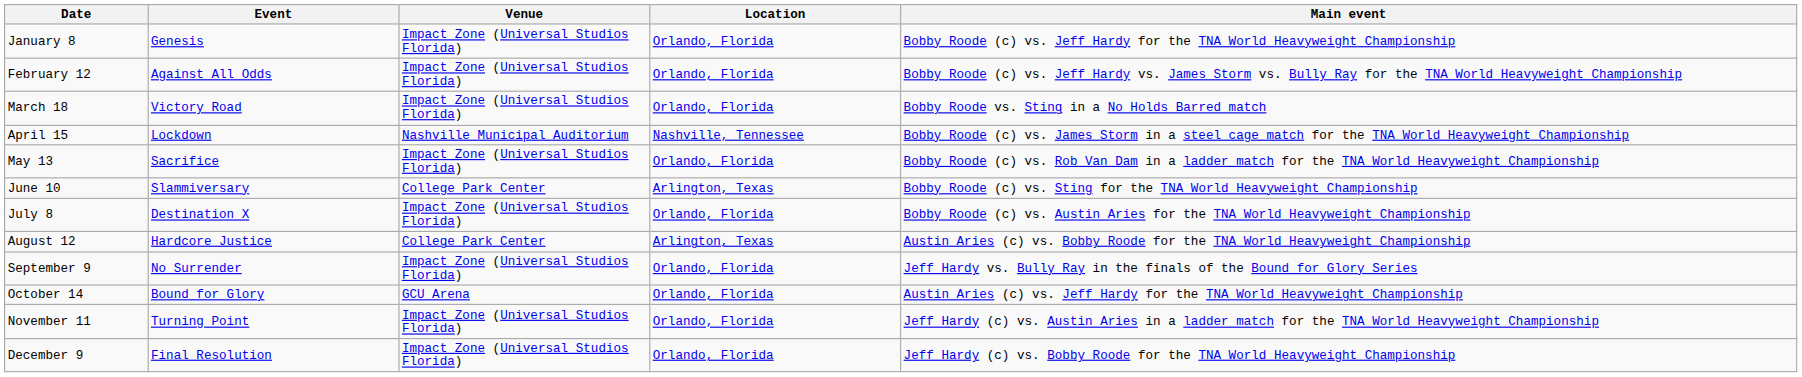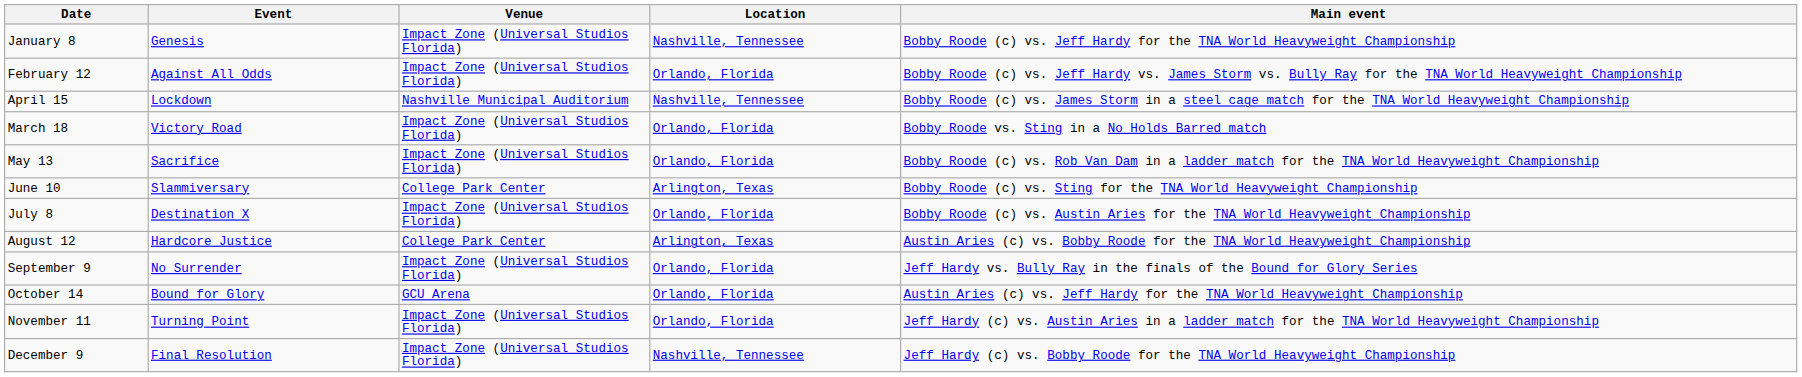(713, 41) Orlando, Florida -> (728, 41) Nashville, Tennessee
rows swapped: (38, 108) <-> (38, 135)
(713, 355) Orlando, Florida -> (728, 355) Nashville, Tennessee
